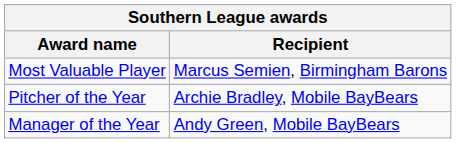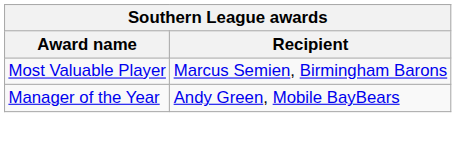- row: (77, 97)
